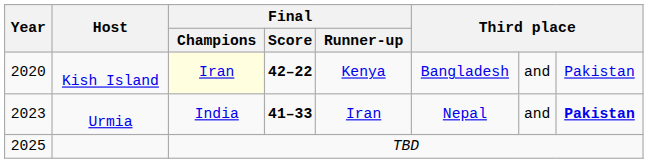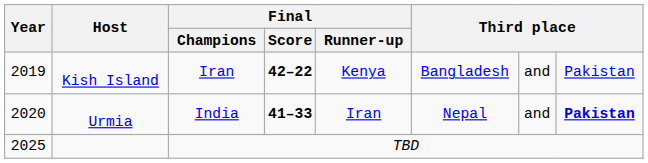(28, 73) 2020 -> (28, 73) 2019
(217, 73) lightyellow background -> (217, 73) no background
(28, 114) 2023 -> (28, 114) 2020
